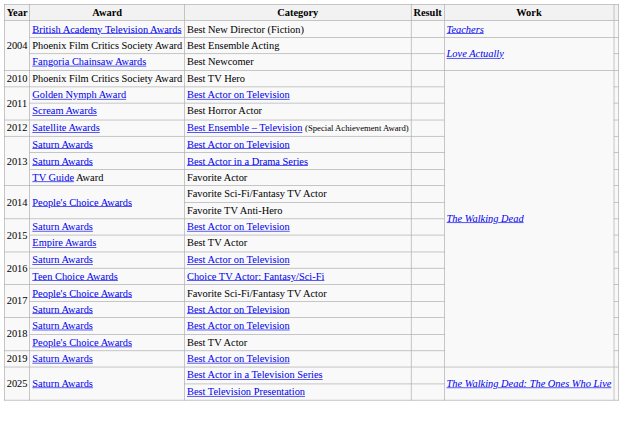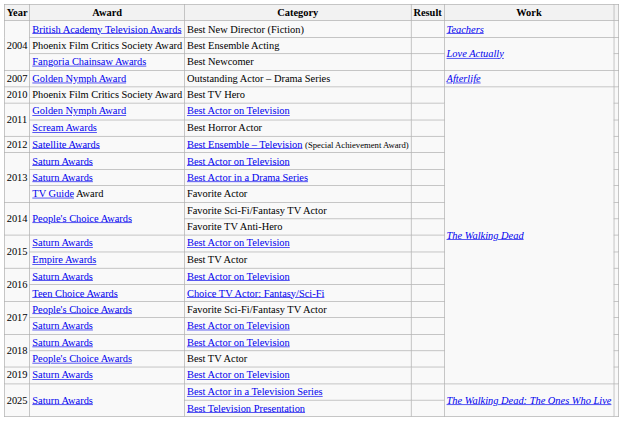+ row: (17, 78)
